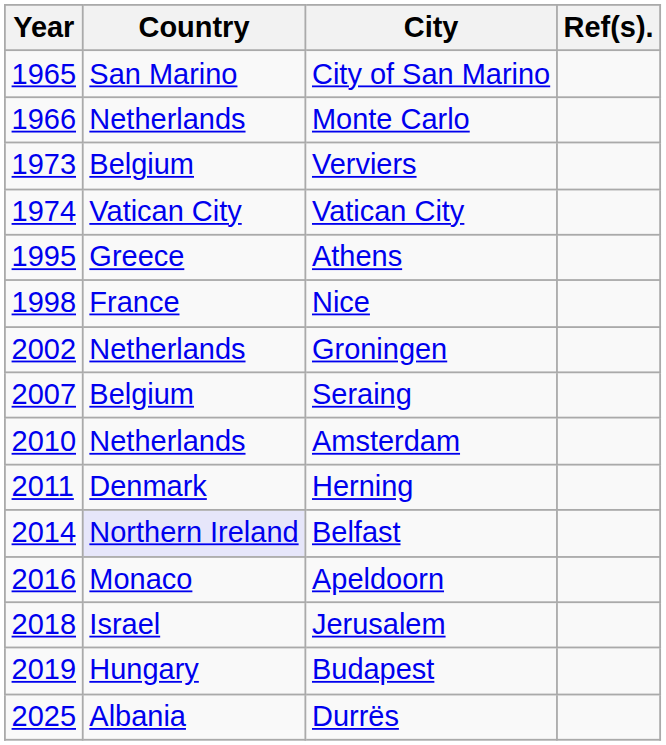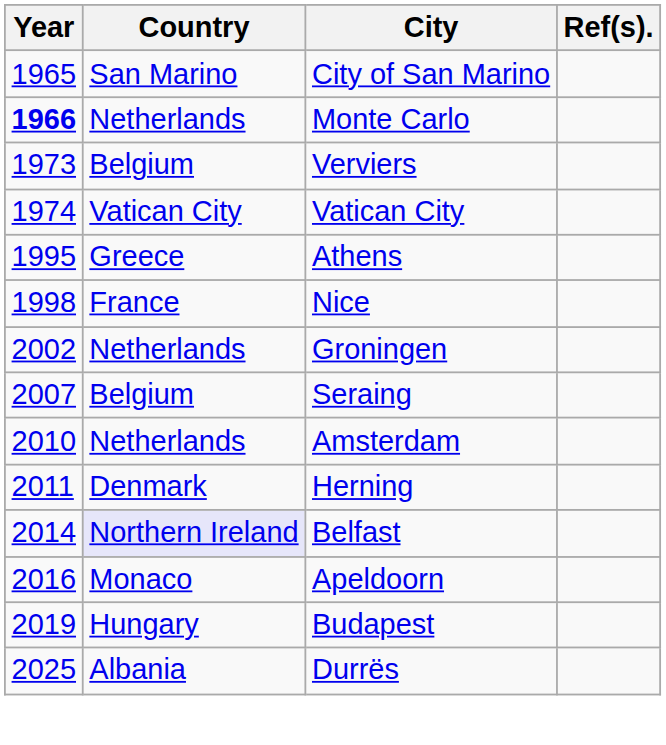(44, 119) normal -> (44, 119) bold
- row: (379, 624)
